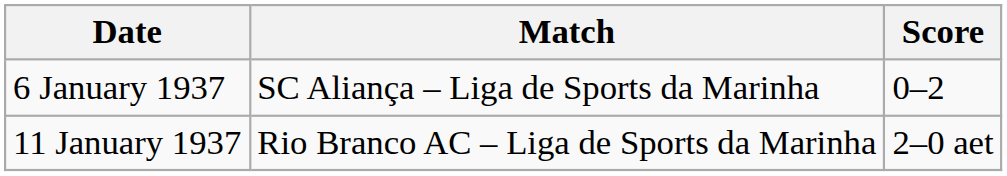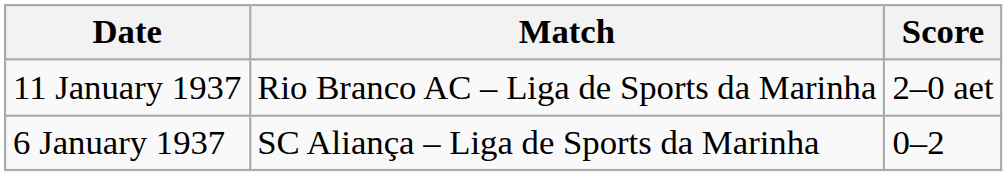rows swapped: (119, 87) <-> (127, 142)
